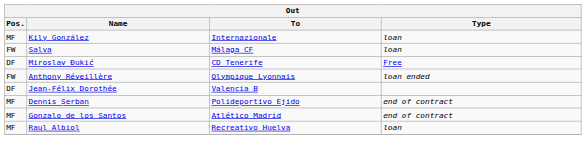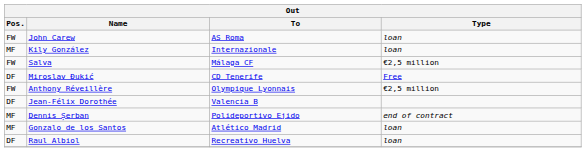+ row: (52, 36)
(393, 49) loan -> (411, 62) €2,5 million
(406, 75) loan ended -> (411, 88) €2,5 million
(418, 114) end of contract -> (393, 127) loan
(11, 127) MF -> (11, 140) DF
